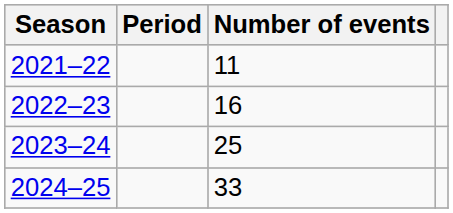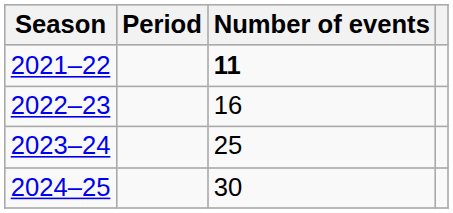(227, 65) normal -> (227, 65) bold
(228, 187) 33 -> (228, 187) 30
